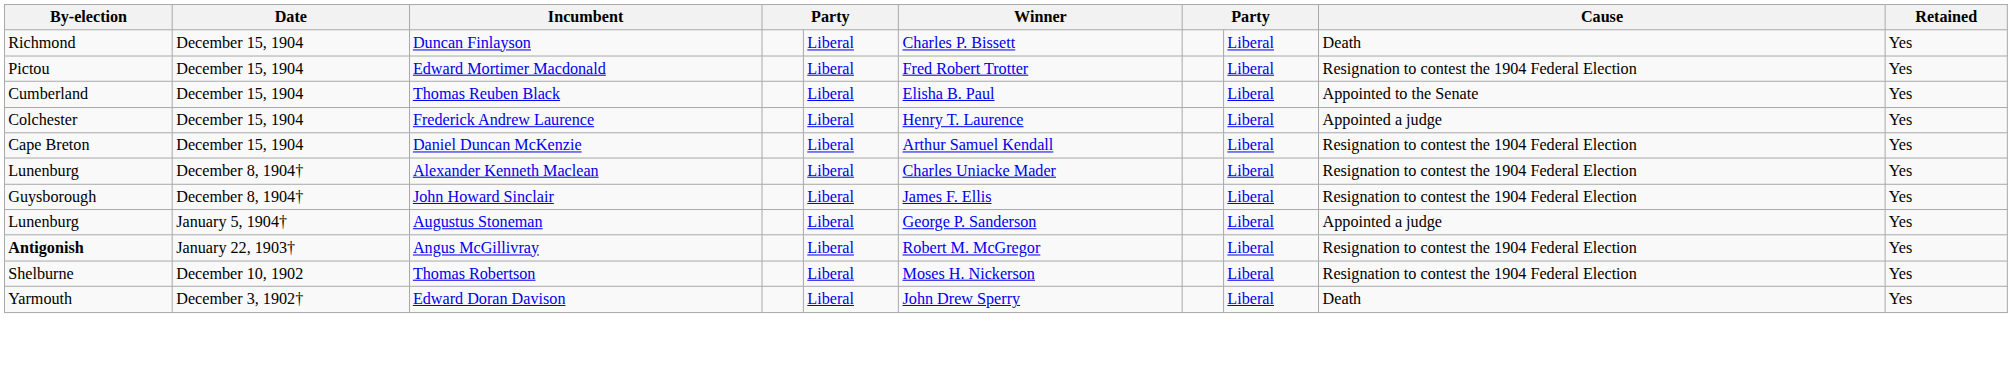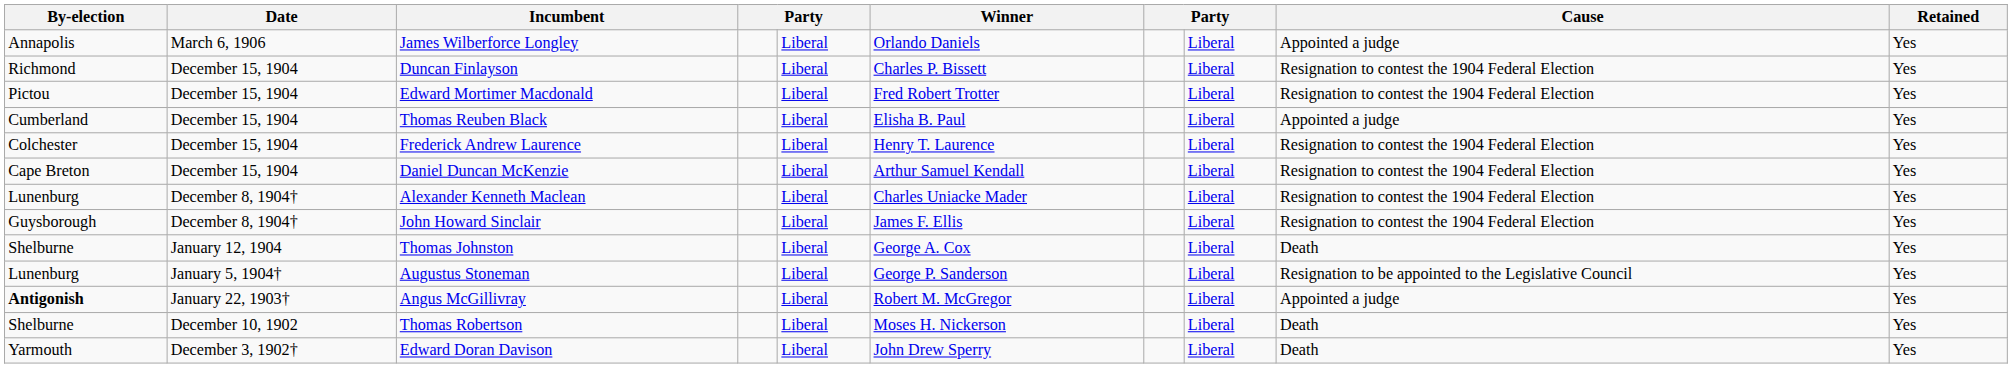+ row: (489, 42)
(1342, 42) Death -> (1437, 68) Resignation to contest the 1904 Federal Election
(1400, 94) Appointed to the Senate -> (1340, 119) Appointed a judge
(1382, 119) Appointed a judge -> (1437, 145) Resignation to contest the 1904 Federal Election
+ row: (457, 247)
(1382, 222) Appointed a judge -> (1456, 273) Resignation to be appointed to the Legislative Council
(1480, 247) Resignation to contest the 1904 Federal Election -> (1340, 299) Appointed a judge
(1480, 273) Resignation to contest the 1904 Federal Election -> (1299, 324) Death
